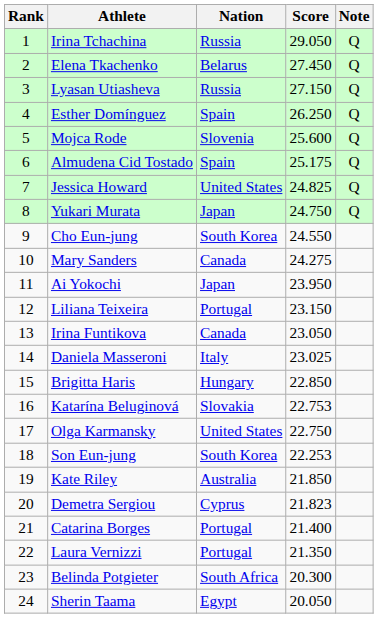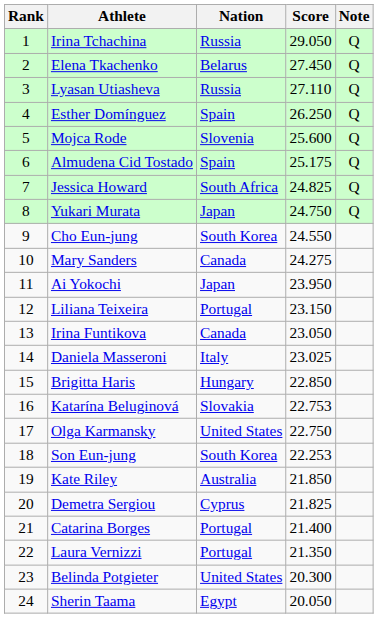(311, 89) 27.150 -> (311, 89) 27.110
(241, 187) United States -> (239, 187) South Africa
(311, 503) 21.823 -> (311, 503) 21.825
(239, 576) South Africa -> (241, 576) United States
